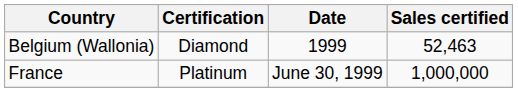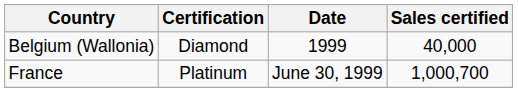(450, 45) 52,463 -> (450, 45) 40,000
(450, 73) 1,000,000 -> (450, 73) 1,000,700
